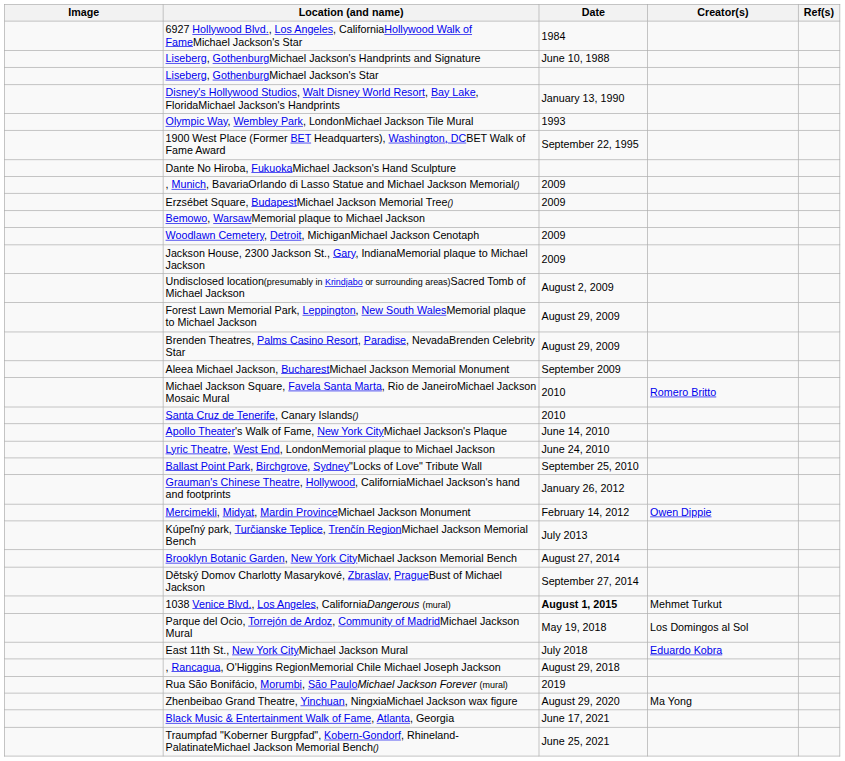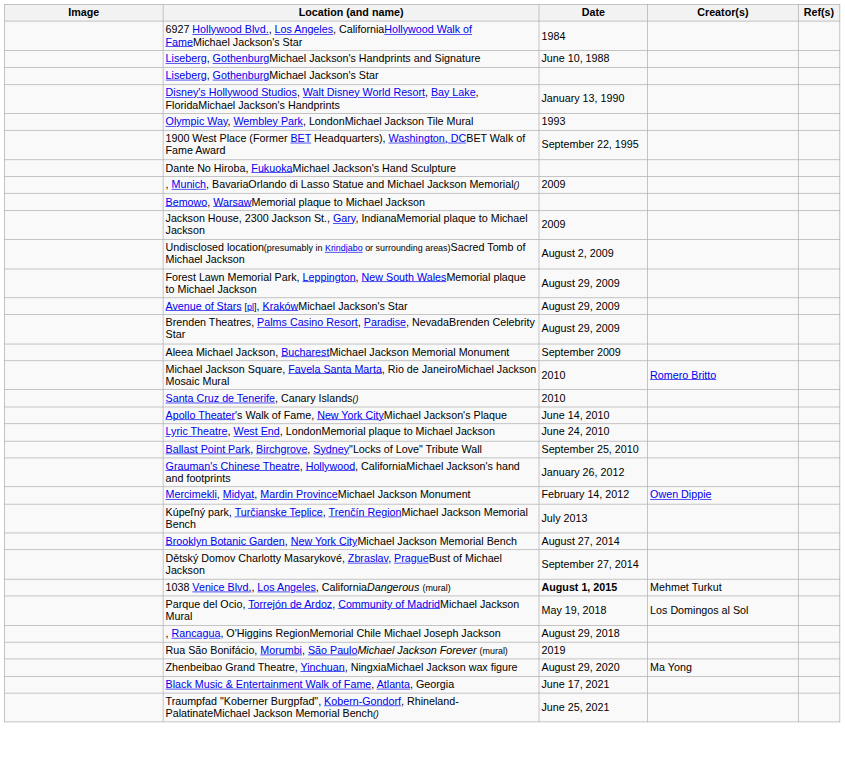- row: (309, 202)
- row: (322, 236)
+ row: (287, 306)
- row: (287, 650)
